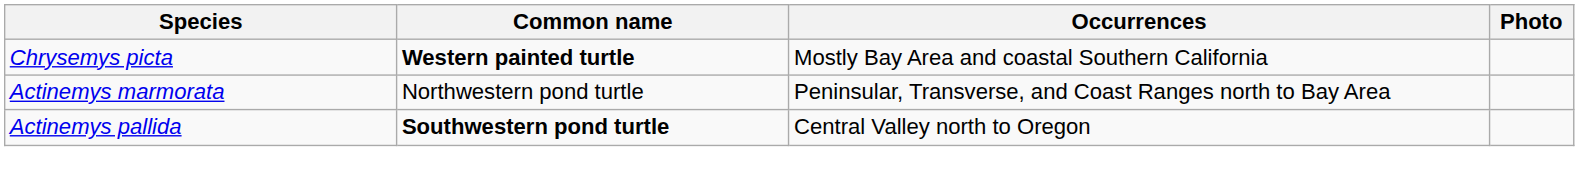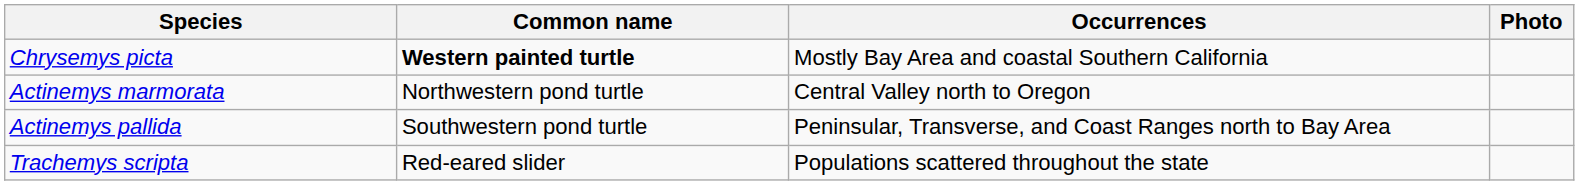(1092, 92) Peninsular, Transverse, and Coast Ranges north to Bay Area -> (942, 92) Central Valley north to Oregon
(536, 127) bold -> (525, 127) normal
(942, 127) Central Valley north to Oregon -> (1092, 127) Peninsular, Transverse, and Coast Ranges north to Bay Area
+ row: (99, 162)
